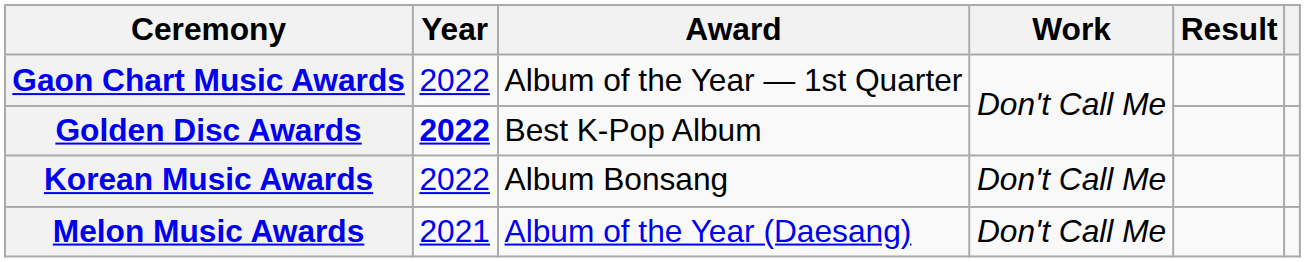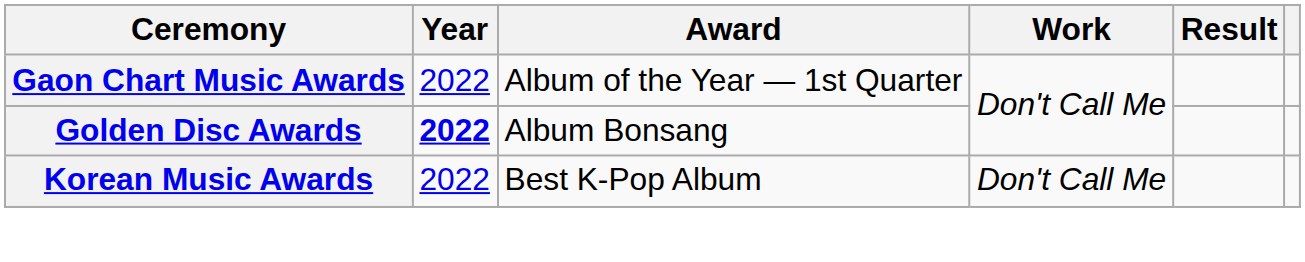(633, 130) Best K-Pop Album -> (616, 130) Album Bonsang
(616, 180) Album Bonsang -> (633, 180) Best K-Pop Album
- row: (209, 230)
